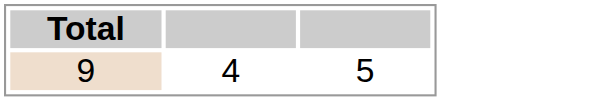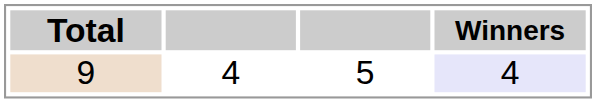+ column: (510, 30)
